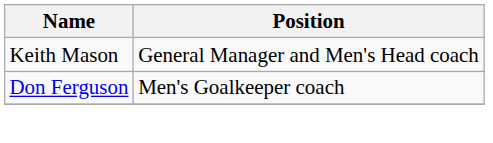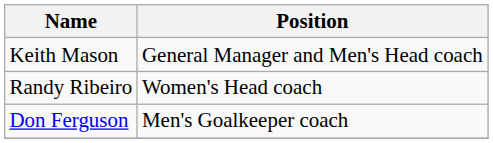+ row: (71, 87)
